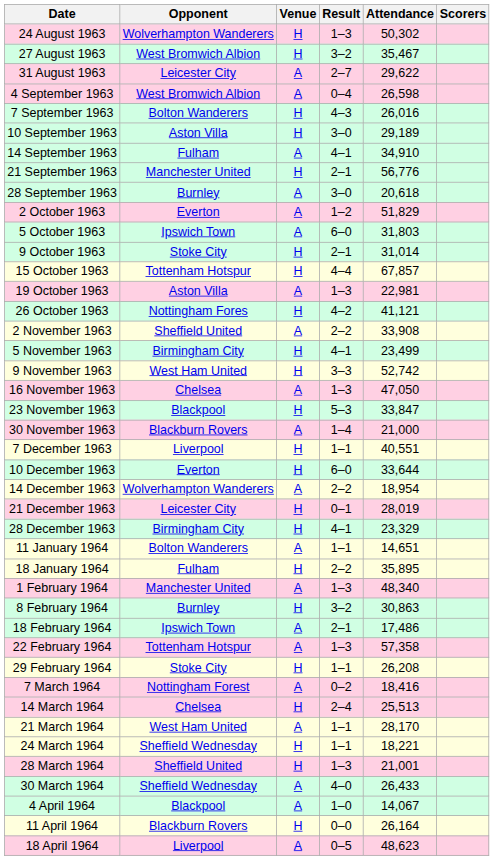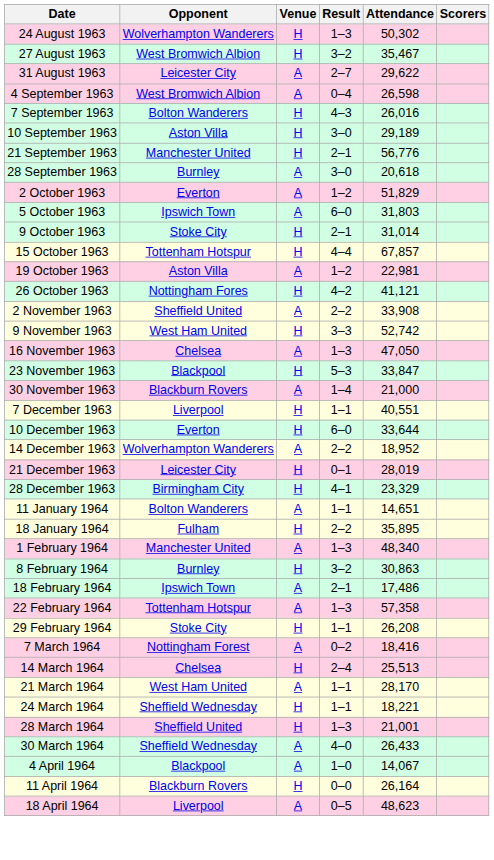- row: (62, 152)
(341, 291) 1–3 -> (341, 271) 1–2
- row: (62, 350)
(400, 489) 18,954 -> (400, 449) 18,952
